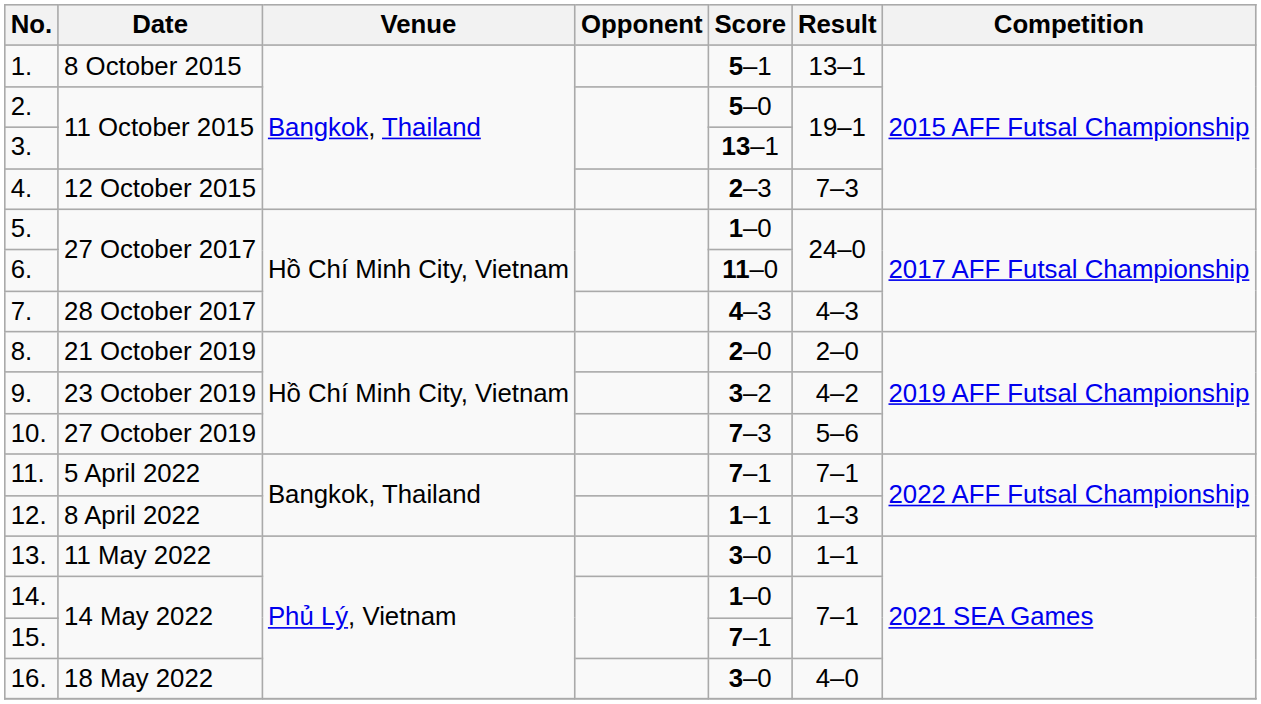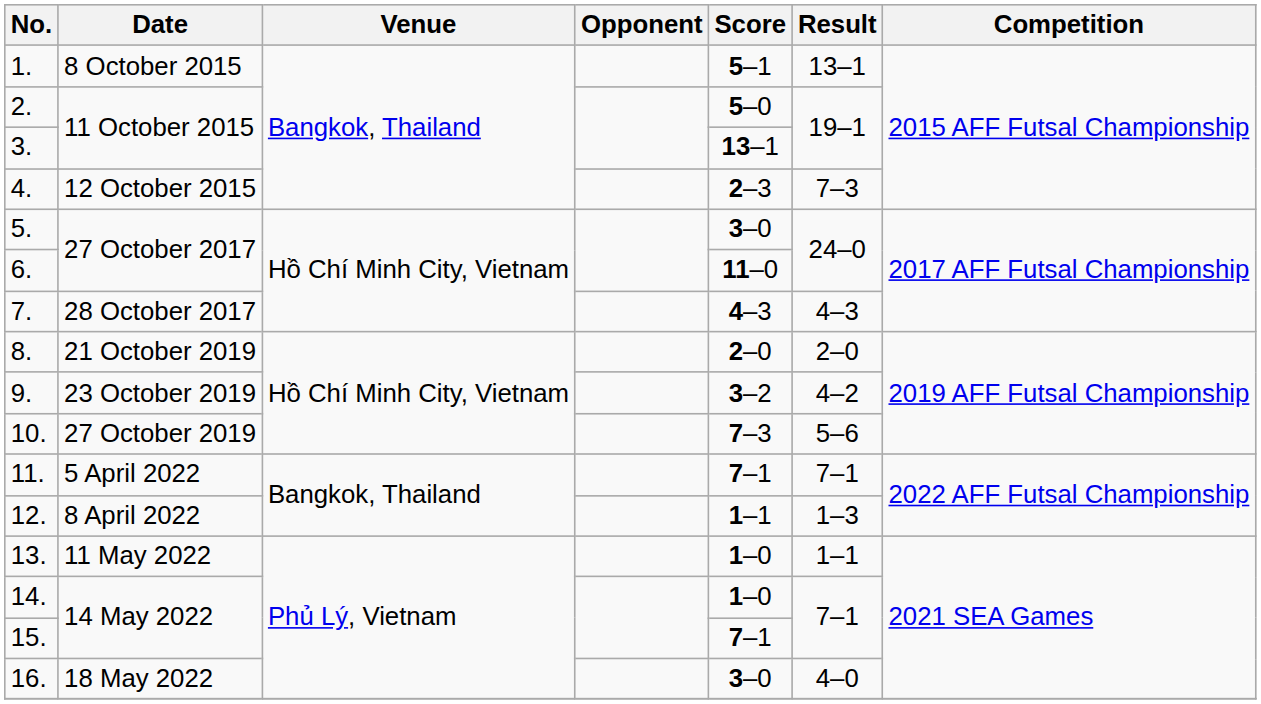(750, 229) 1–0 -> (750, 229) 3–0
(750, 556) 3–0 -> (750, 556) 1–0
